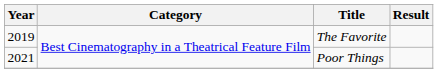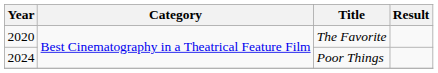(21, 36) 2019 -> (21, 36) 2020
(21, 57) 2021 -> (21, 57) 2024
